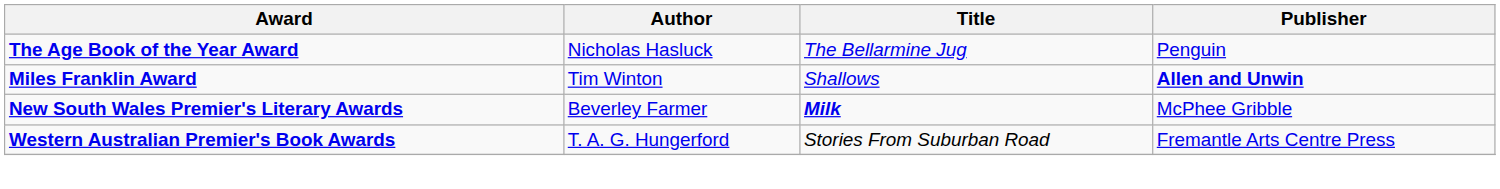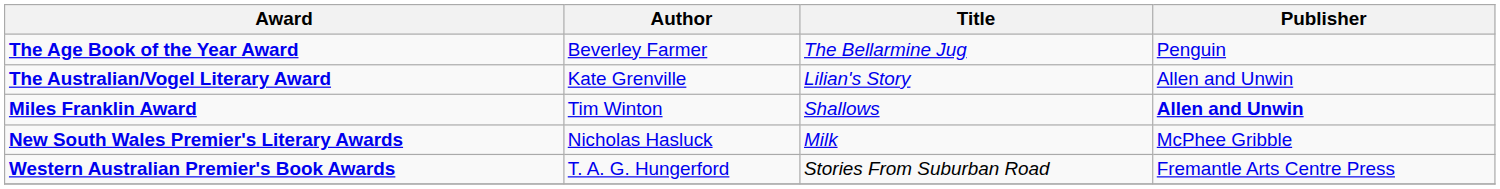(640, 49) Nicholas Hasluck -> (638, 49) Beverley Farmer
+ row: (170, 79)
(638, 109) Beverley Farmer -> (640, 139) Nicholas Hasluck
(822, 109) bold -> (821, 139) normal
